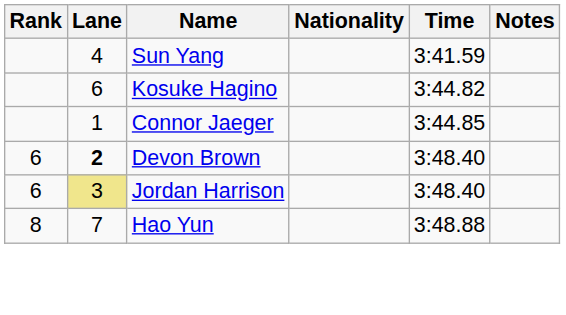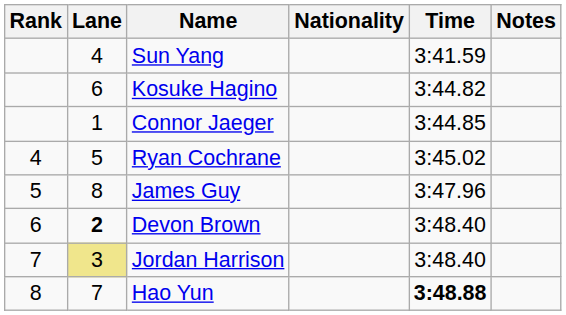+ row: (206, 157)
+ row: (186, 191)
(36, 191) 6 -> (36, 259) 7
(450, 225) normal -> (450, 293) bold
